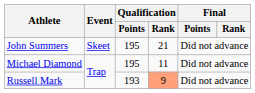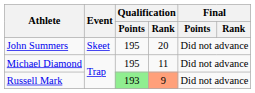(163, 46) 21 -> (163, 46) 20
(132, 80) no background -> (132, 80) lightgreen background
